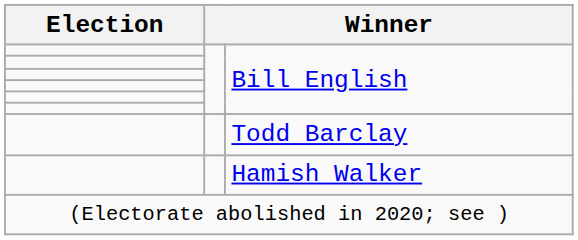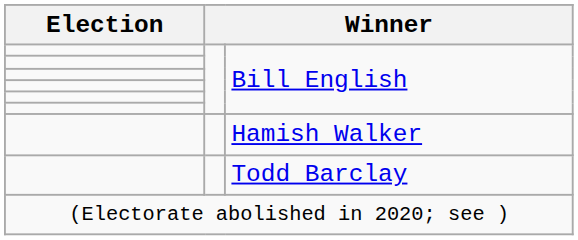rows swapped: (105, 134) <-> (105, 174)
